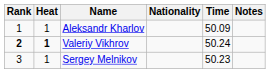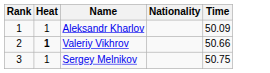- column: (249, 12)
(19, 44) bold -> (19, 44) normal
(218, 44) 50.24 -> (218, 44) 50.66
(218, 60) 50.23 -> (218, 60) 50.75
